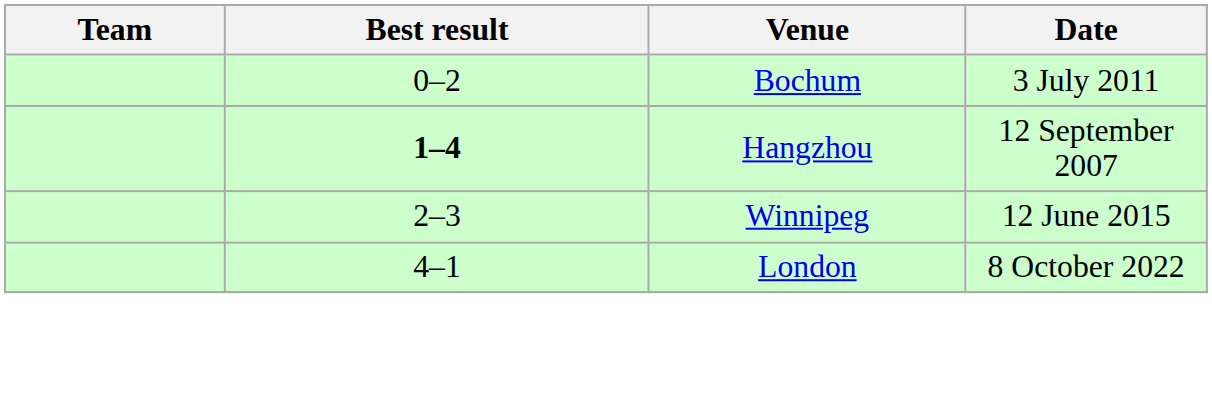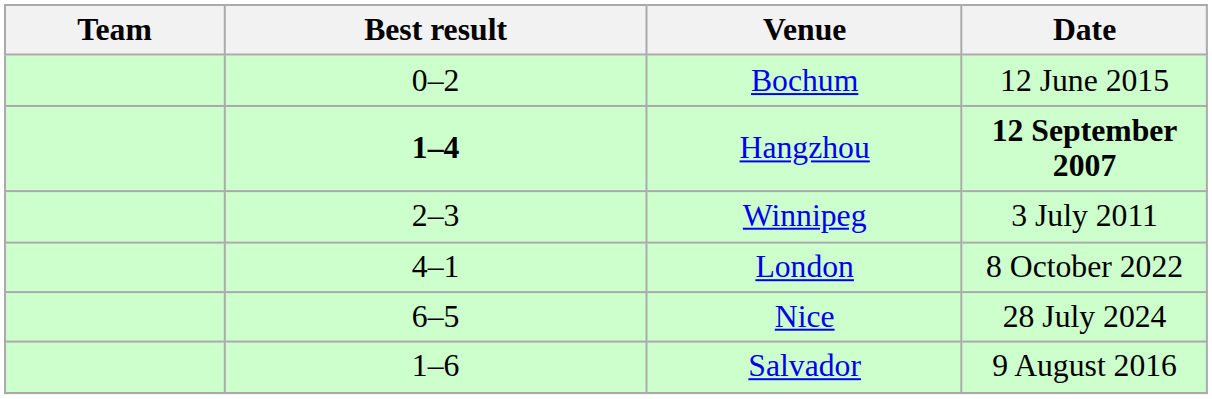(1086, 79) 3 July 2011 -> (1085, 79) 12 June 2015
(1086, 147) normal -> (1085, 147) bold
(1086, 215) 12 June 2015 -> (1085, 215) 3 July 2011
+ row: (805, 316)
+ row: (805, 366)
